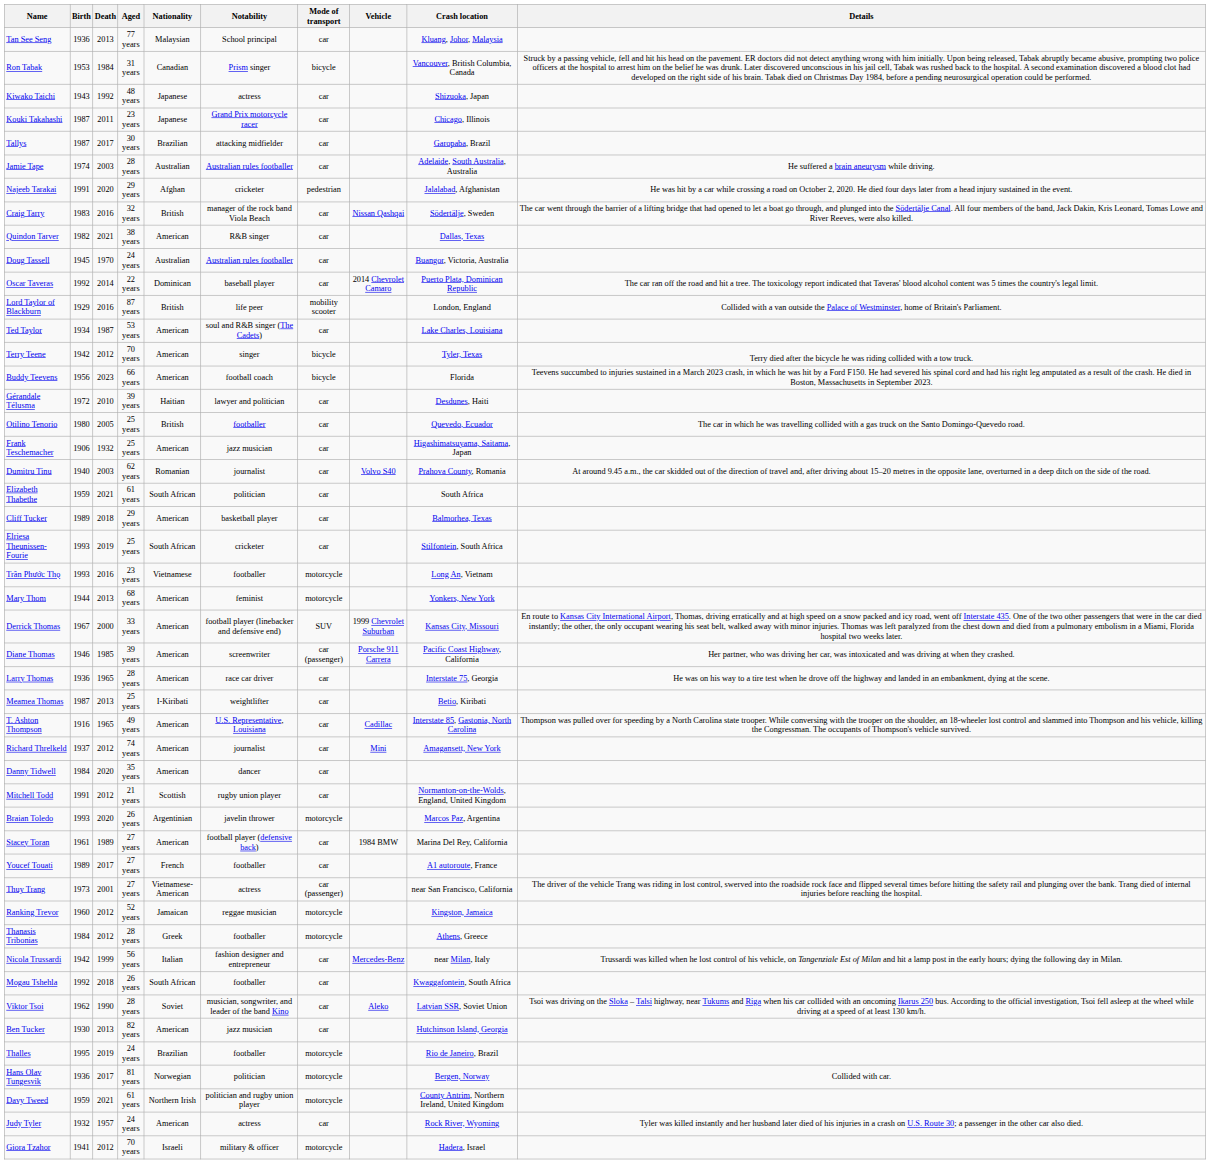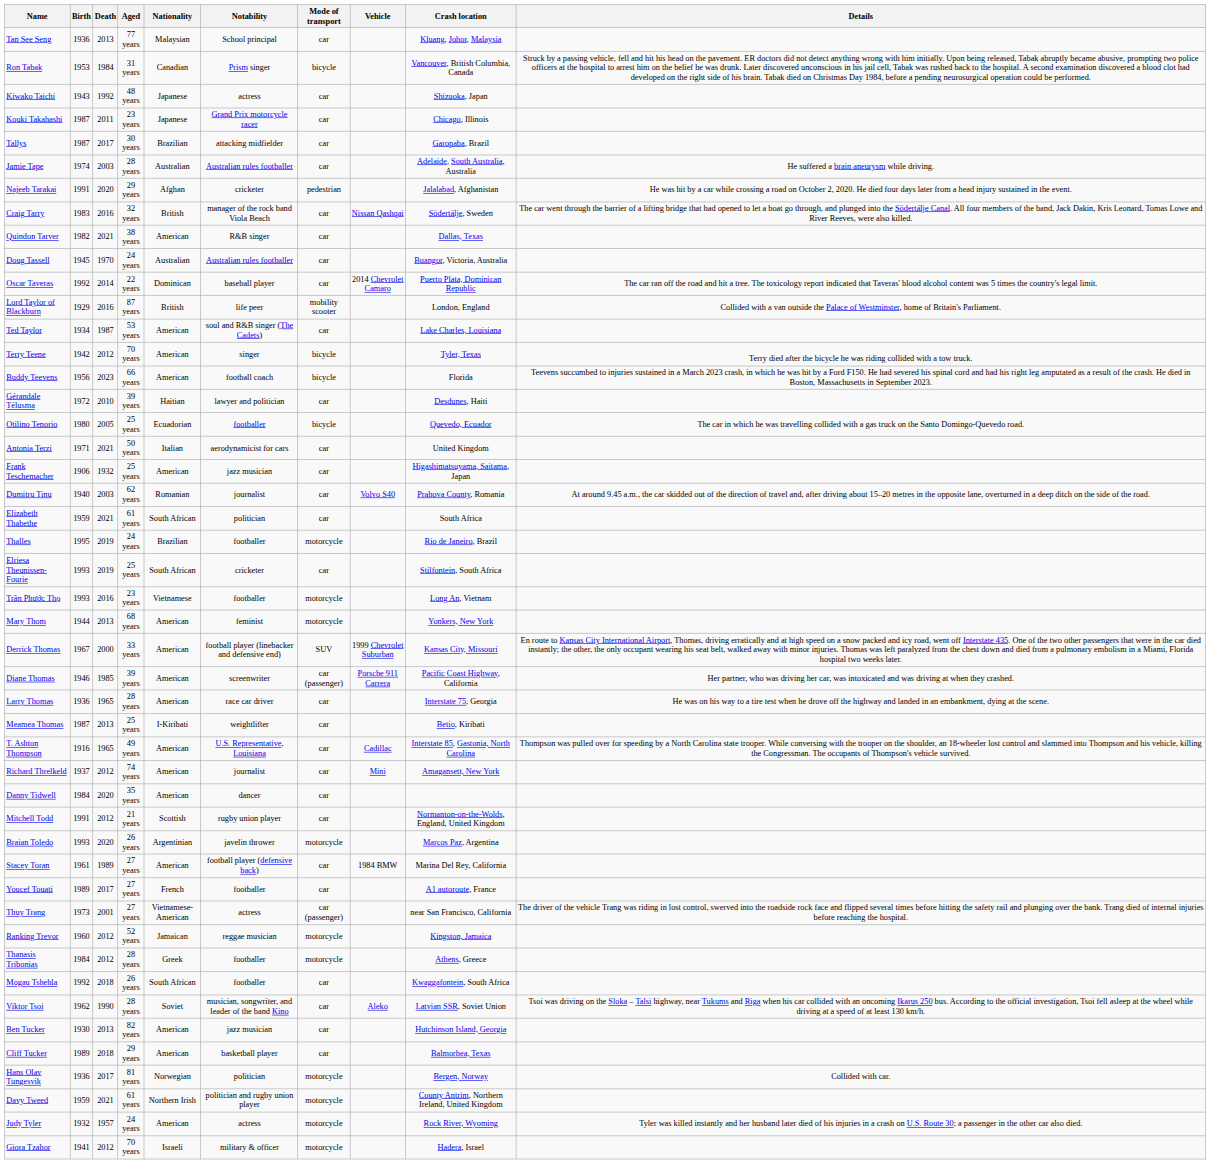(172, 424) British -> (172, 424) Ecuadorian
(324, 424) car -> (324, 424) bicycle
+ row: (29, 447)
rows swapped: (18, 1053) <-> (27, 517)
- row: (34, 959)
(324, 1123) car -> (324, 1123) motorcycle
